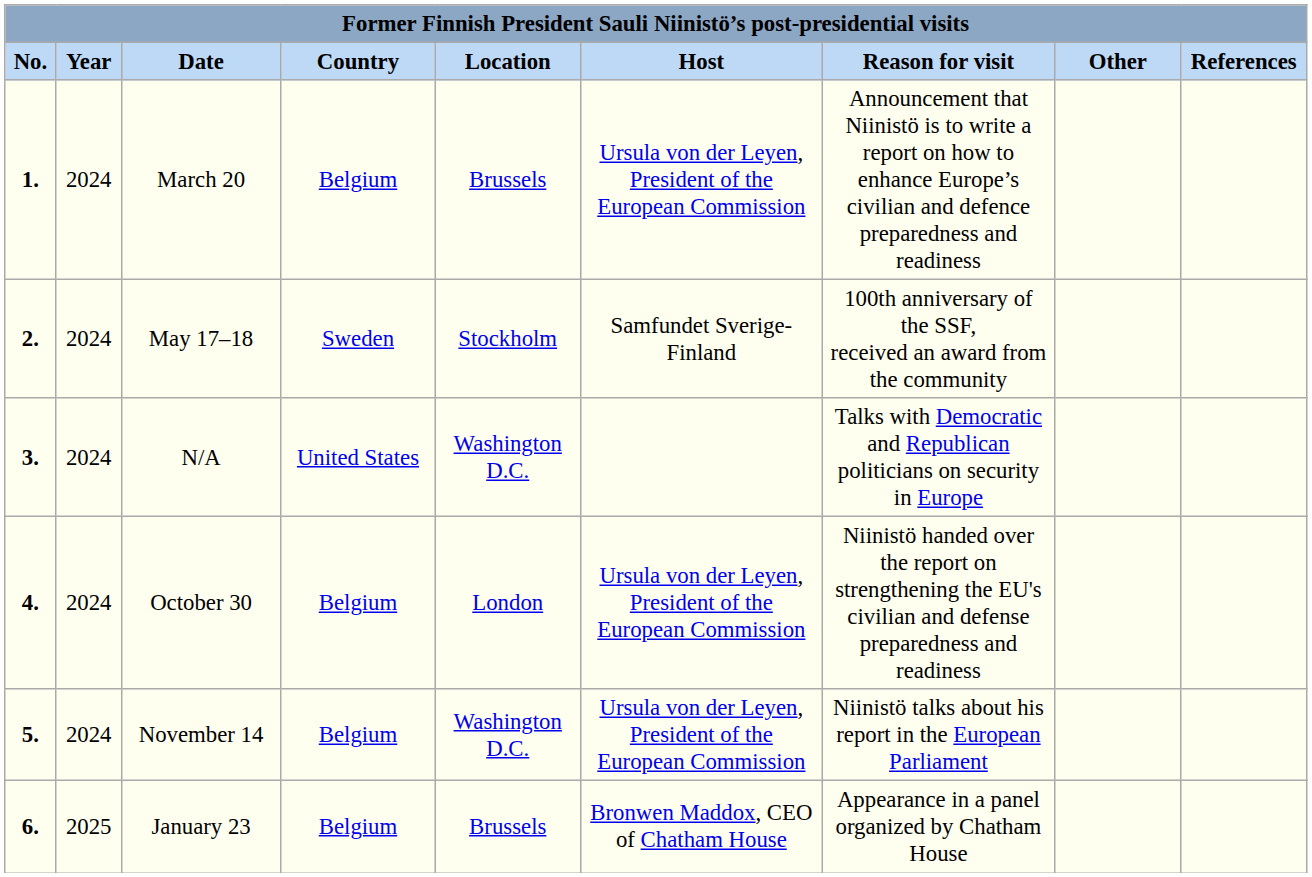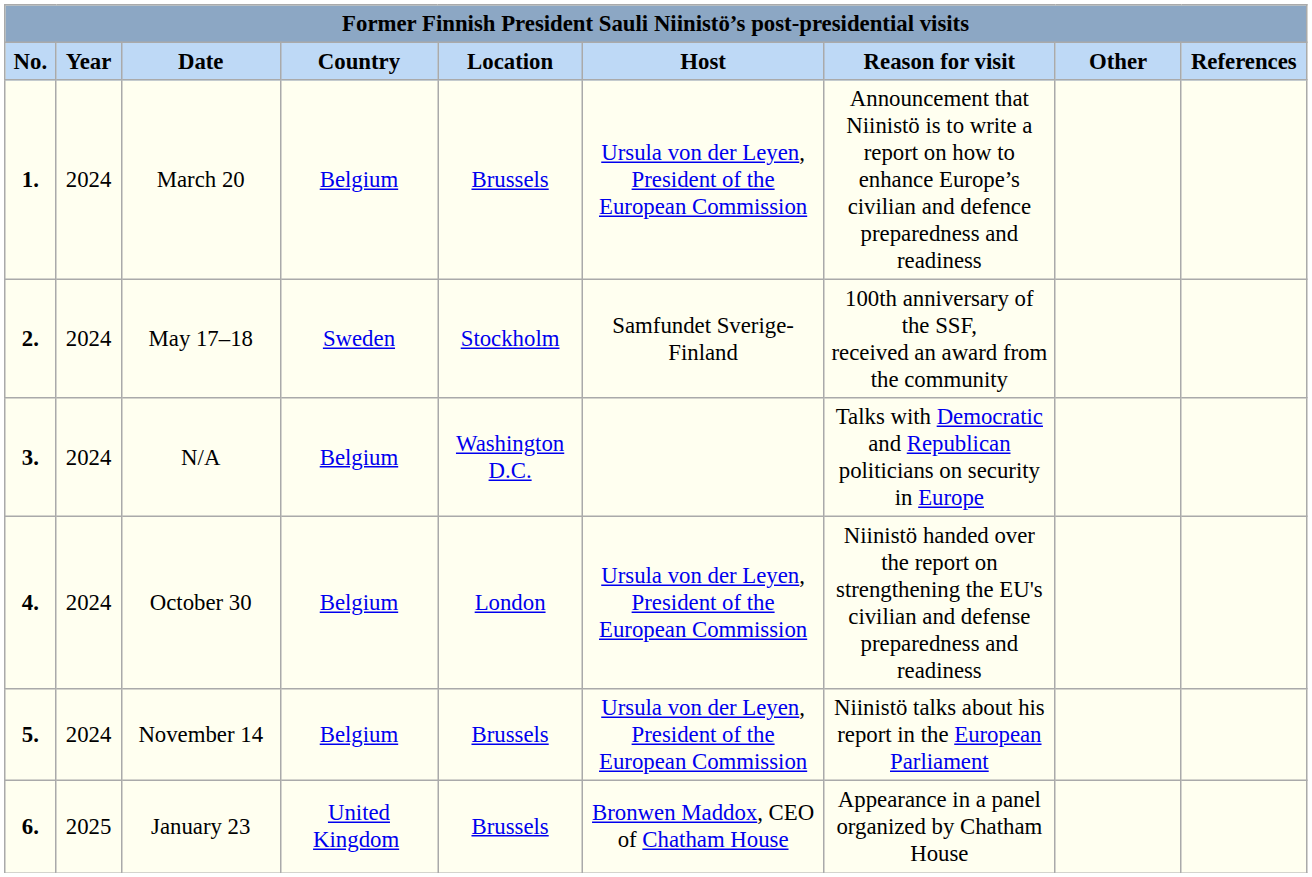(358, 457) United States -> (359, 457) Belgium
(508, 735) Washington D.C. -> (510, 735) Brussels
(358, 826) Belgium -> (359, 826) United Kingdom
